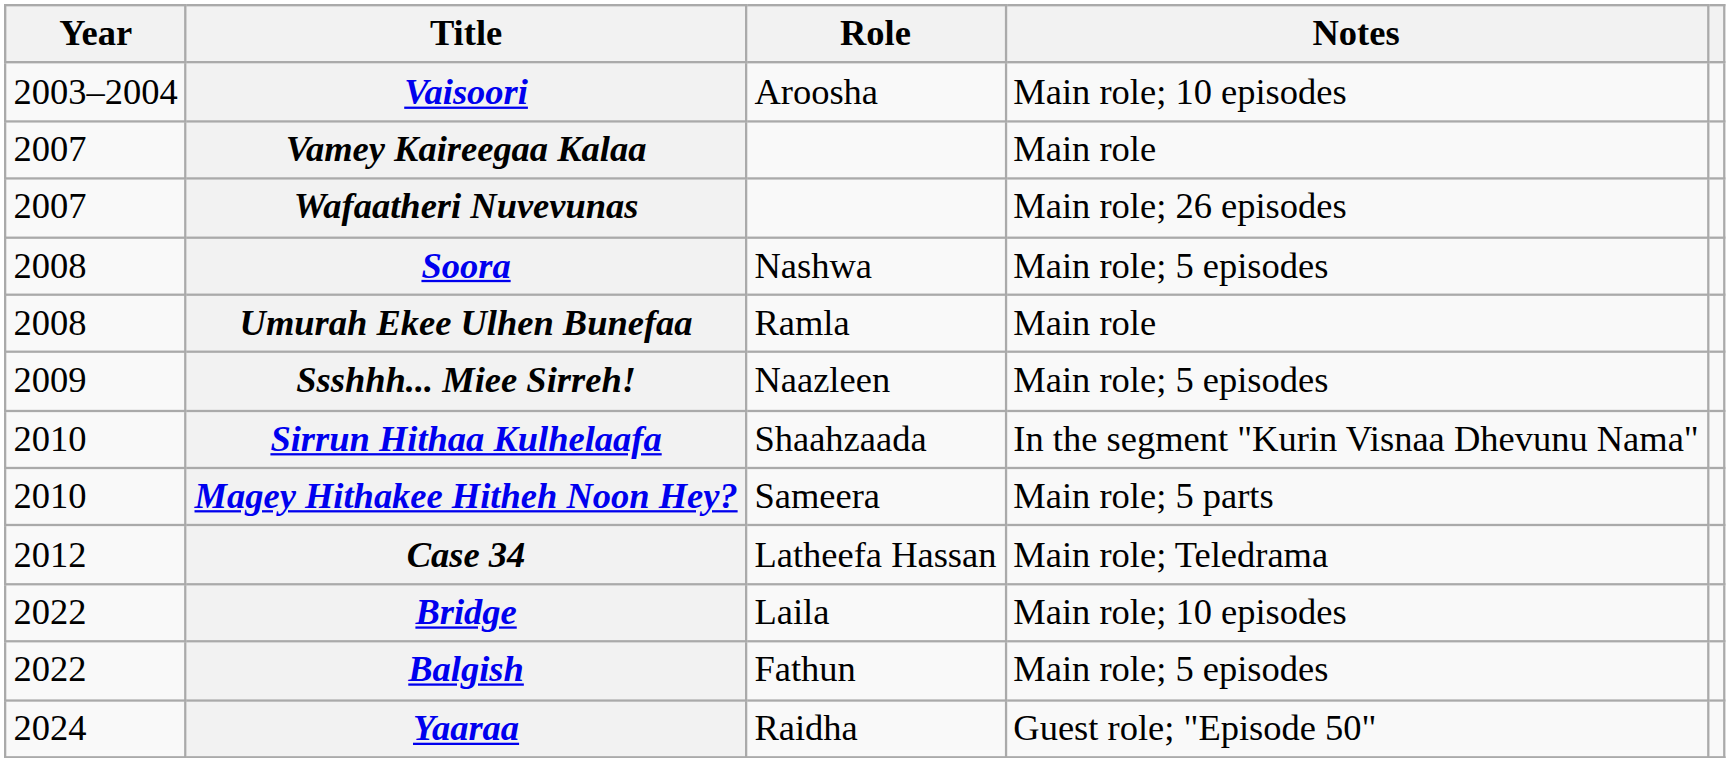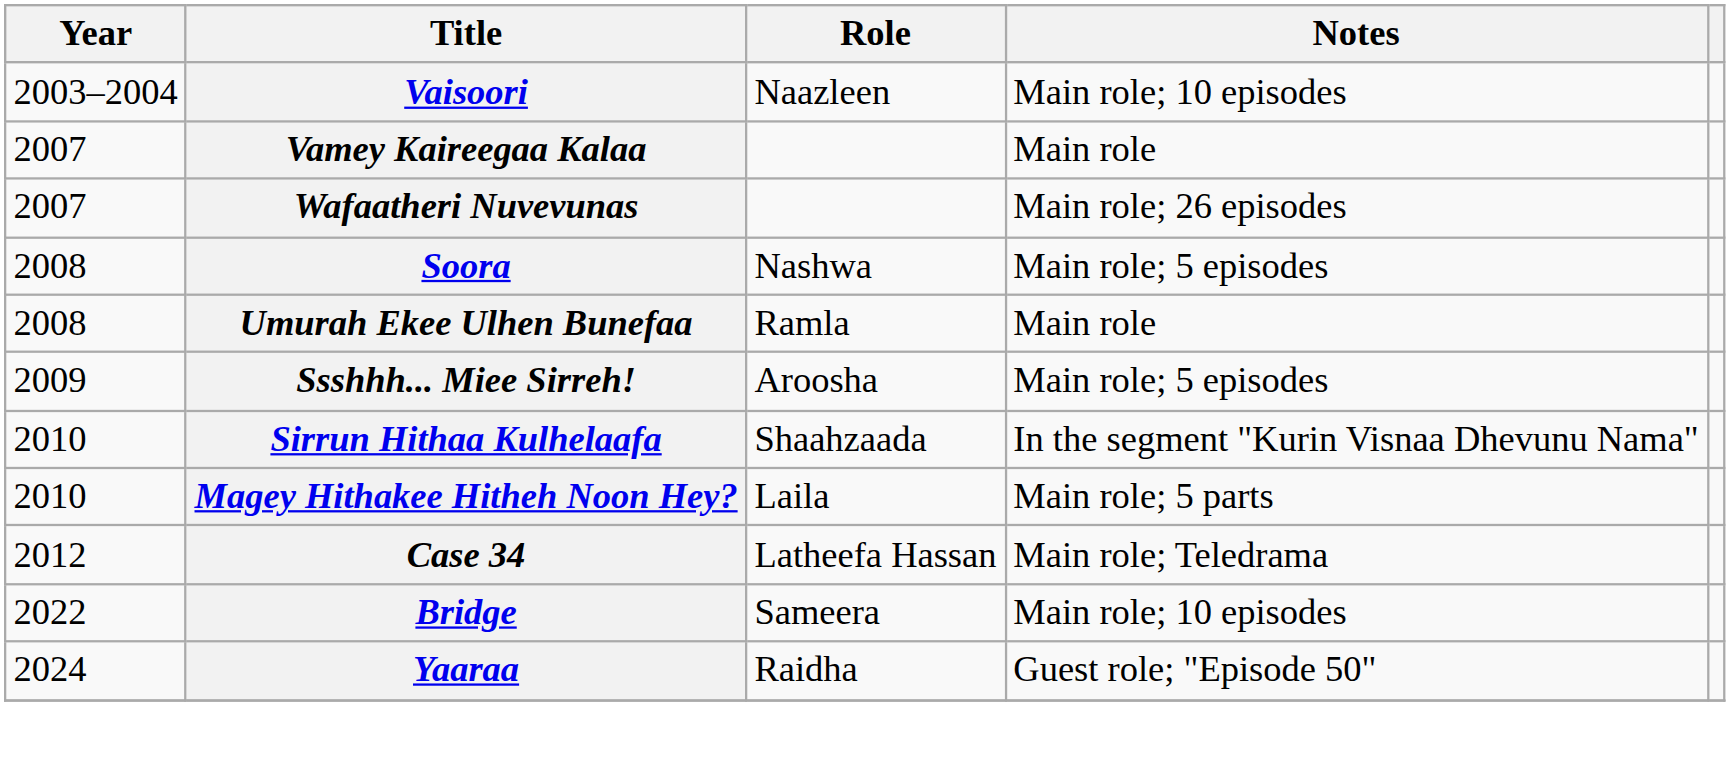(816, 91) Aroosha -> (822, 91) Naazleen
(822, 380) Naazleen -> (816, 380) Aroosha
(817, 496) Sameera -> (792, 496) Laila
(792, 611) Laila -> (817, 611) Sameera
- row: (466, 669)
